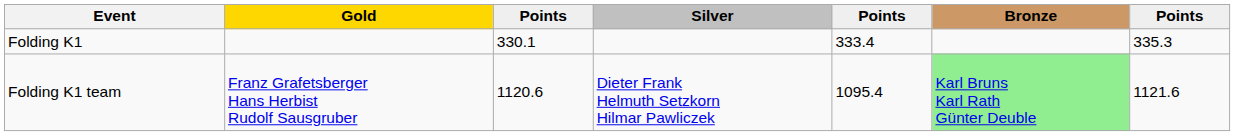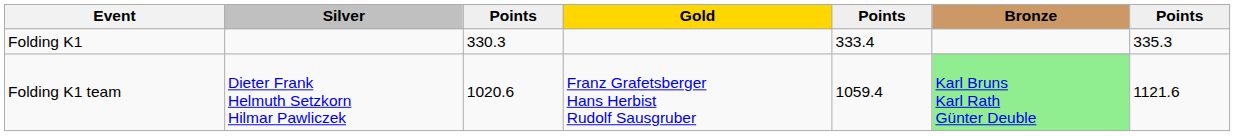columns swapped: (359, 16) <-> (712, 16)
(516, 41) 330.1 -> (486, 41) 330.3
(520, 92) 1120.6 -> (491, 92) 1020.6
(859, 92) 1095.4 -> (859, 92) 1059.4
